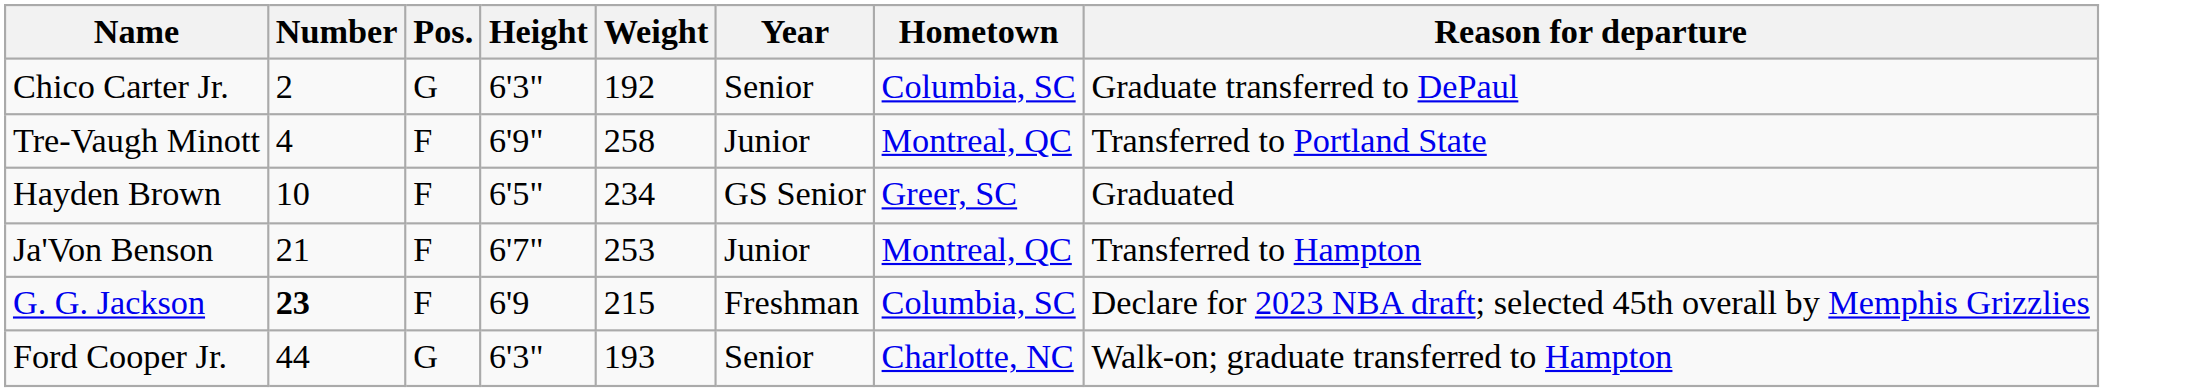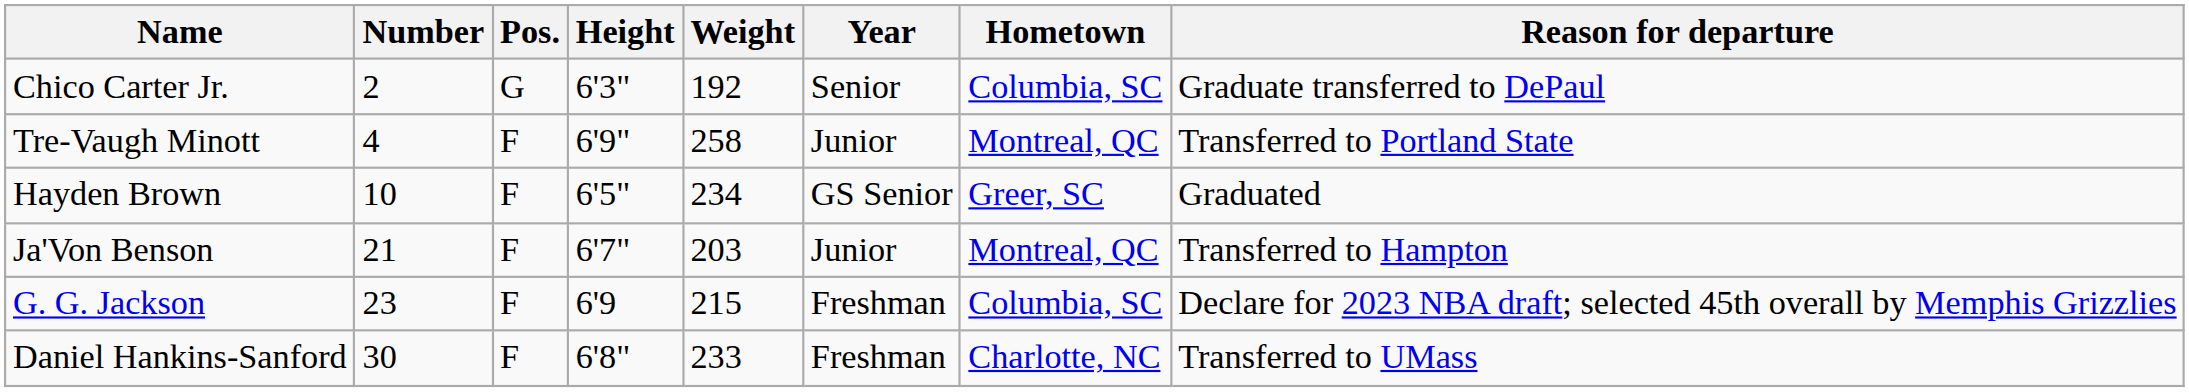(629, 248) 253 -> (716, 248) 203
(293, 303) bold -> (380, 303) normal
+ row: (180, 357)
- row: (120, 357)
